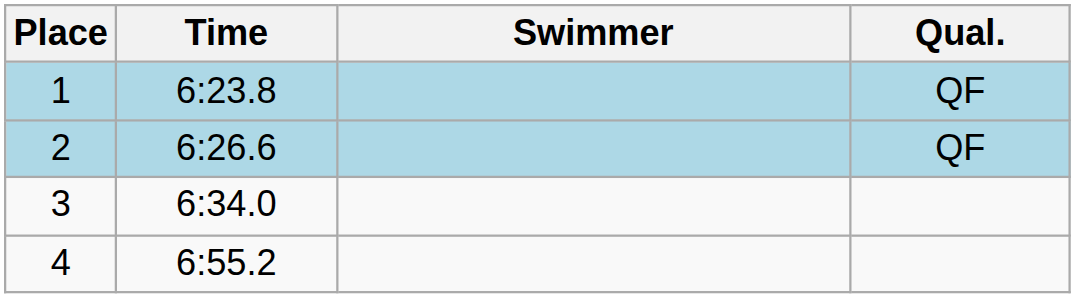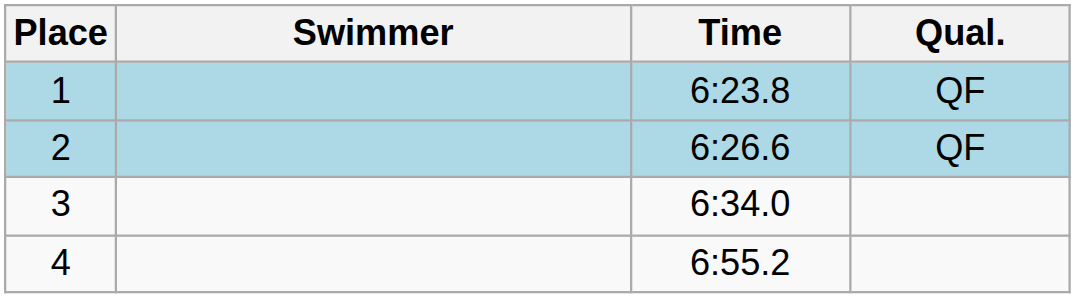columns swapped: (593, 33) <-> (226, 33)
